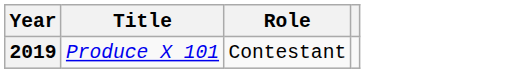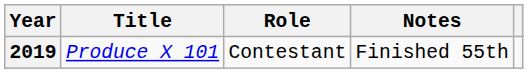+ column: (432, 21)
